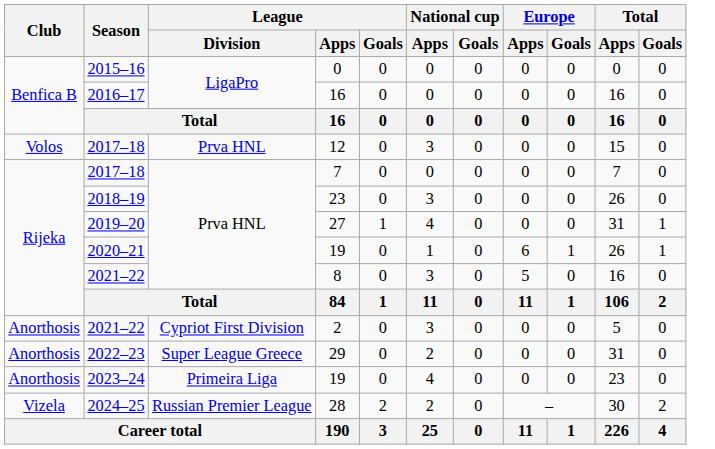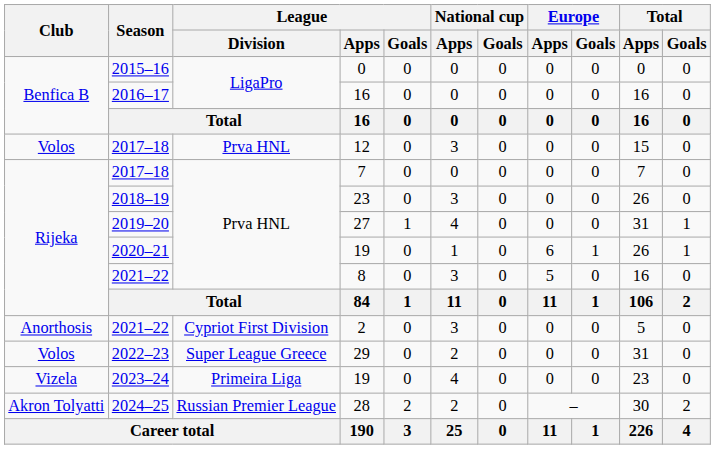(44, 353) Anorthosis -> (56, 353) Volos
(44, 379) Anorthosis -> (56, 379) Vizela
(44, 405) Vizela -> (56, 405) Akron Tolyatti
